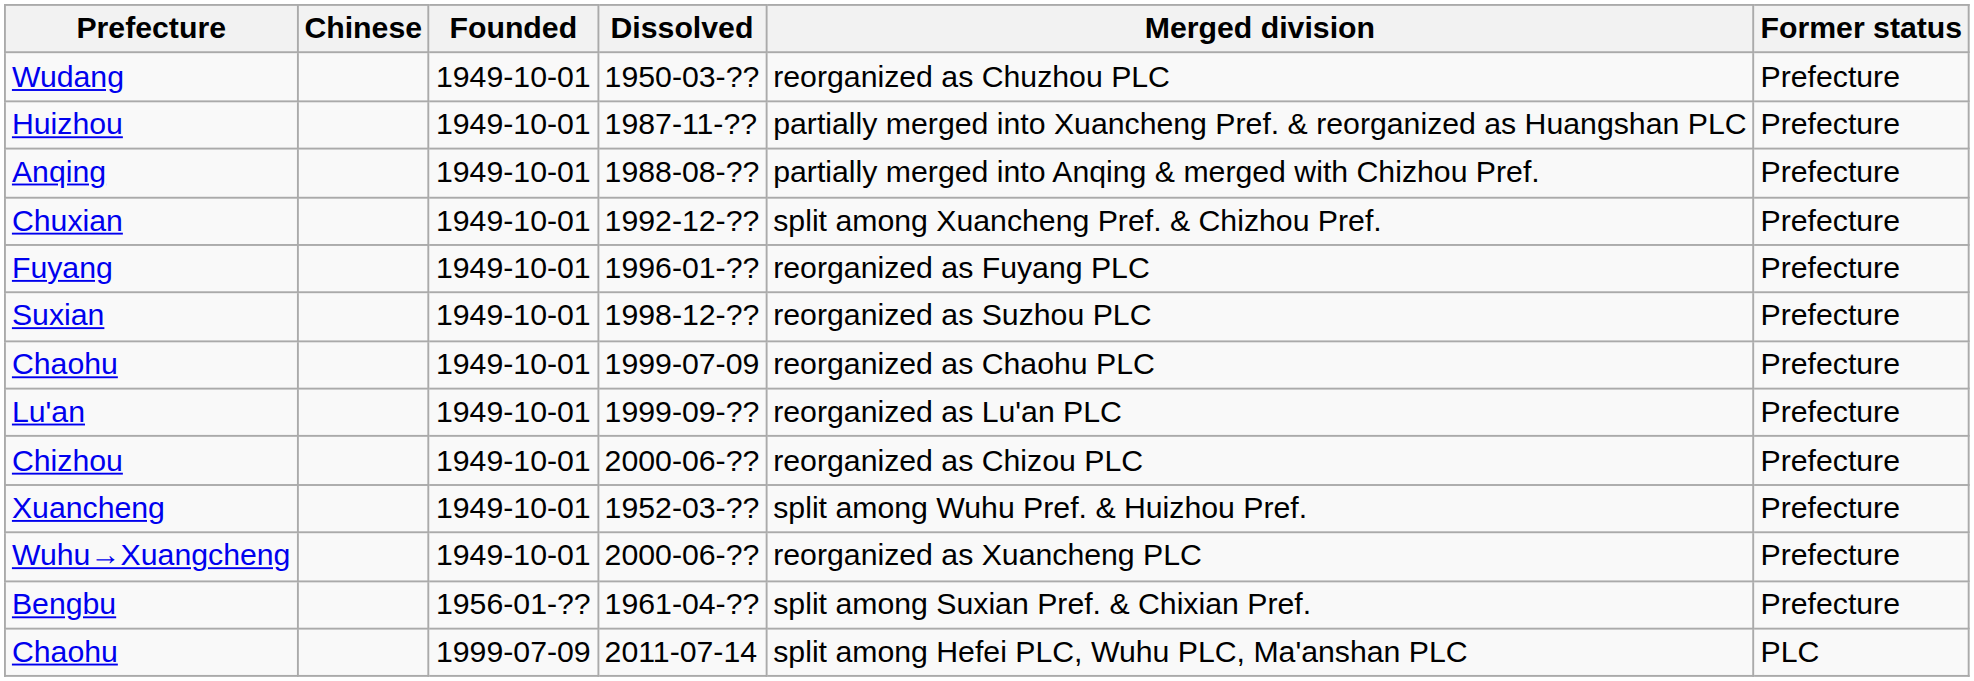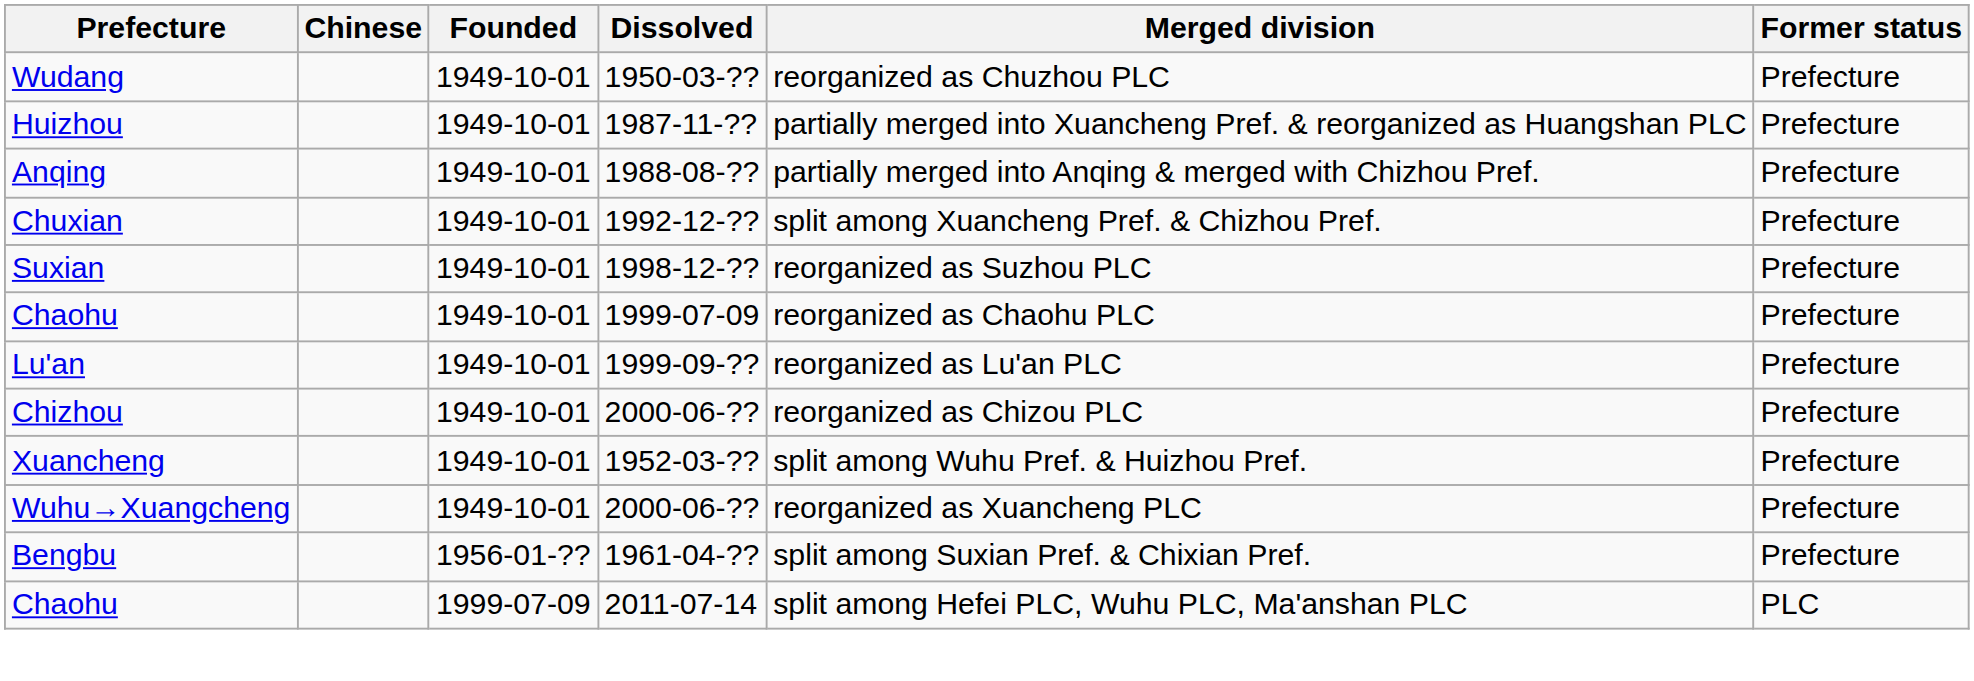- row: (62, 268)
